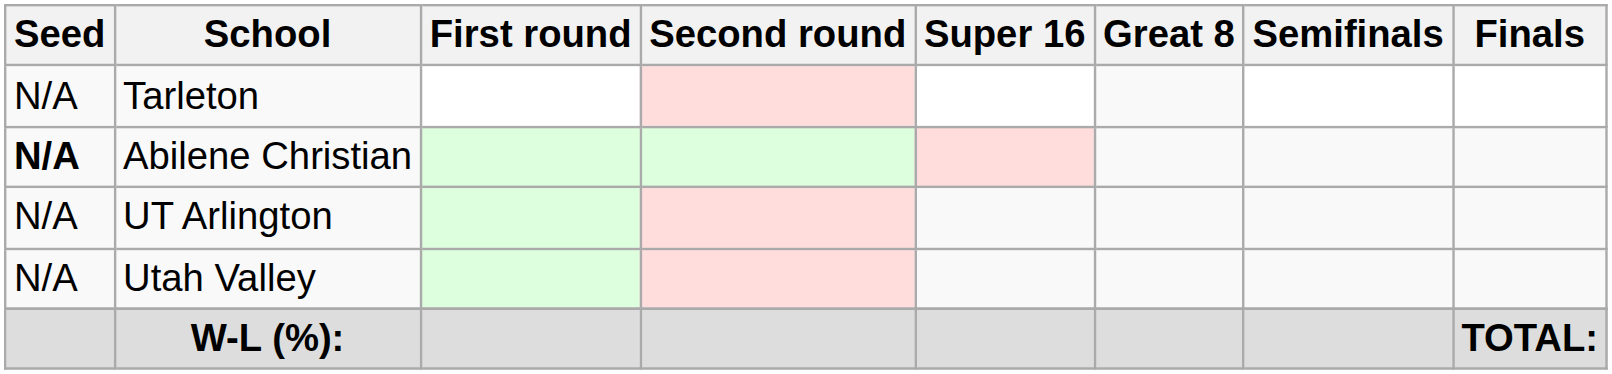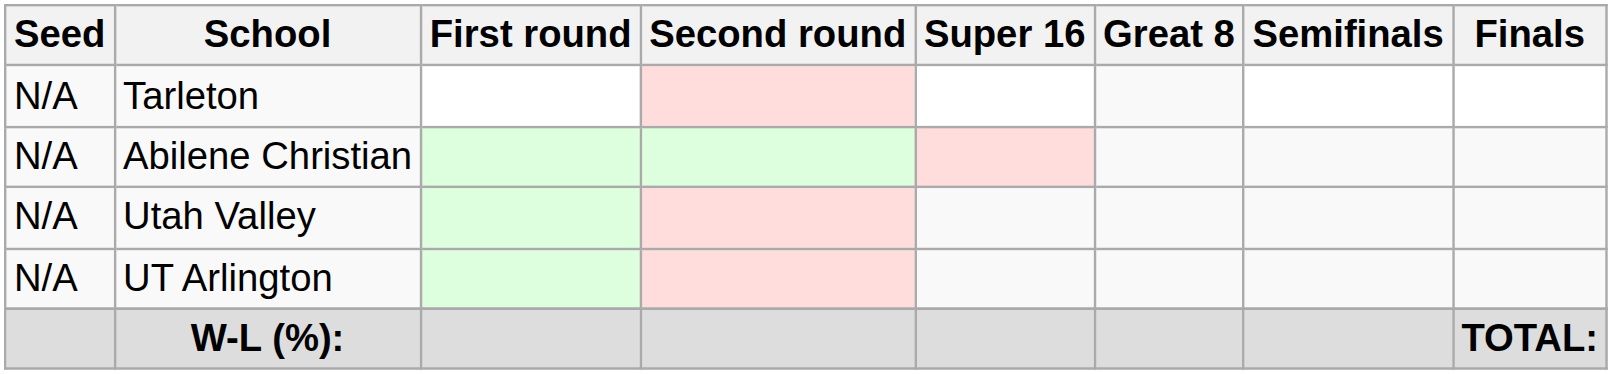(47, 156) bold -> (46, 156) normal
rows swapped: (219, 277) <-> (228, 216)
